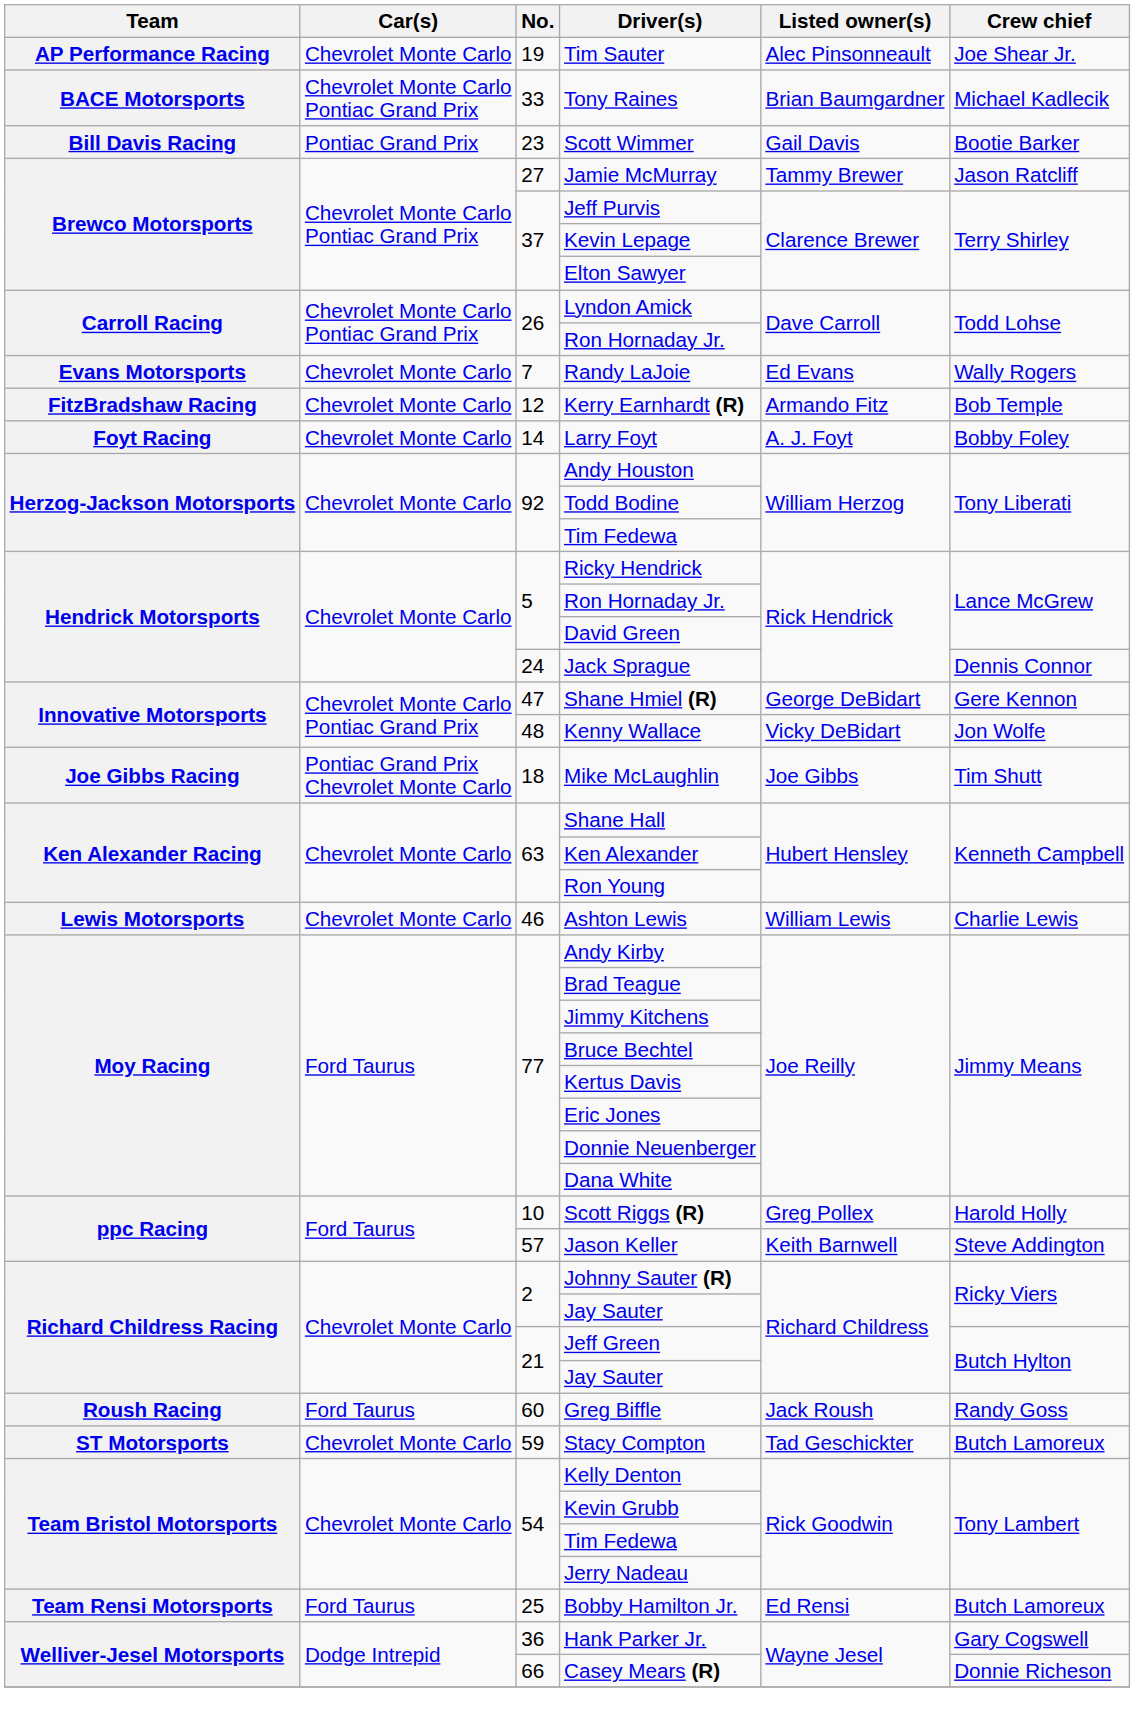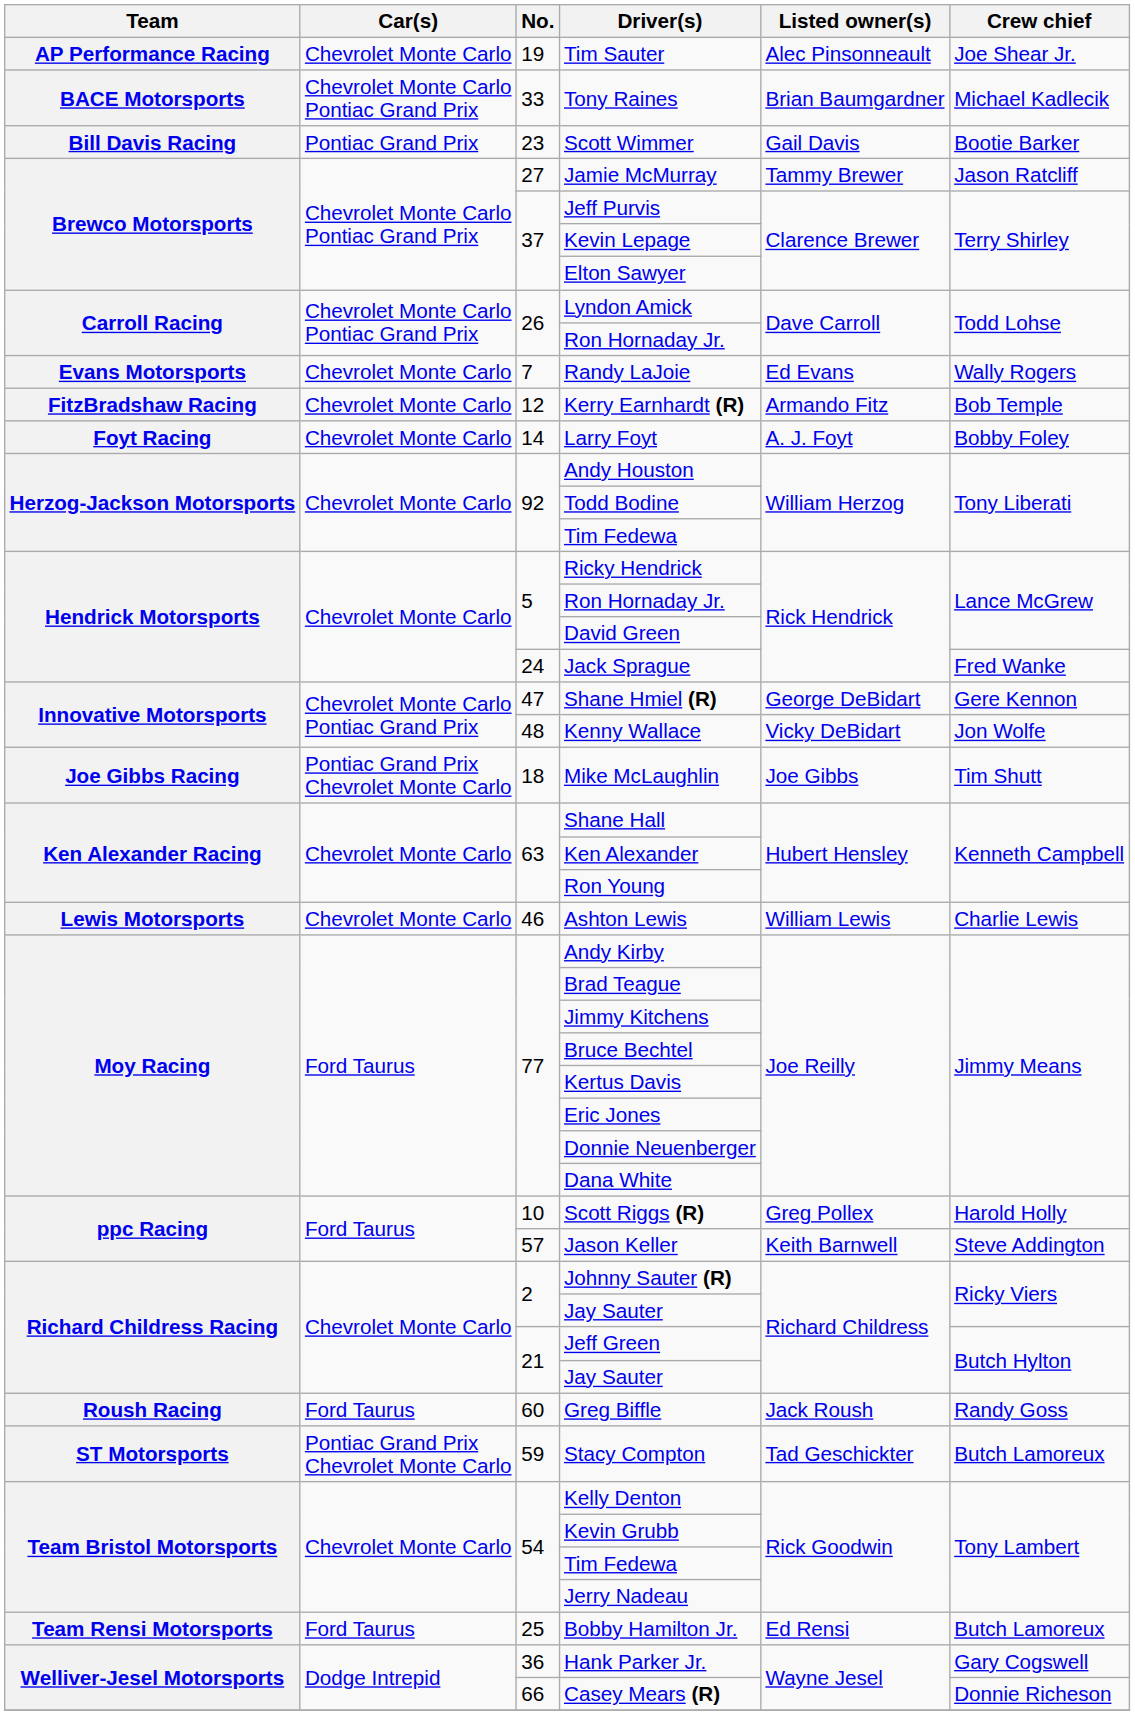(1023, 666) Dennis Connor -> (1010, 666) Fred Wanke
(408, 1442) Chevrolet Monte Carlo -> (408, 1453) Pontiac Grand Prix Chevrolet Monte Carlo
